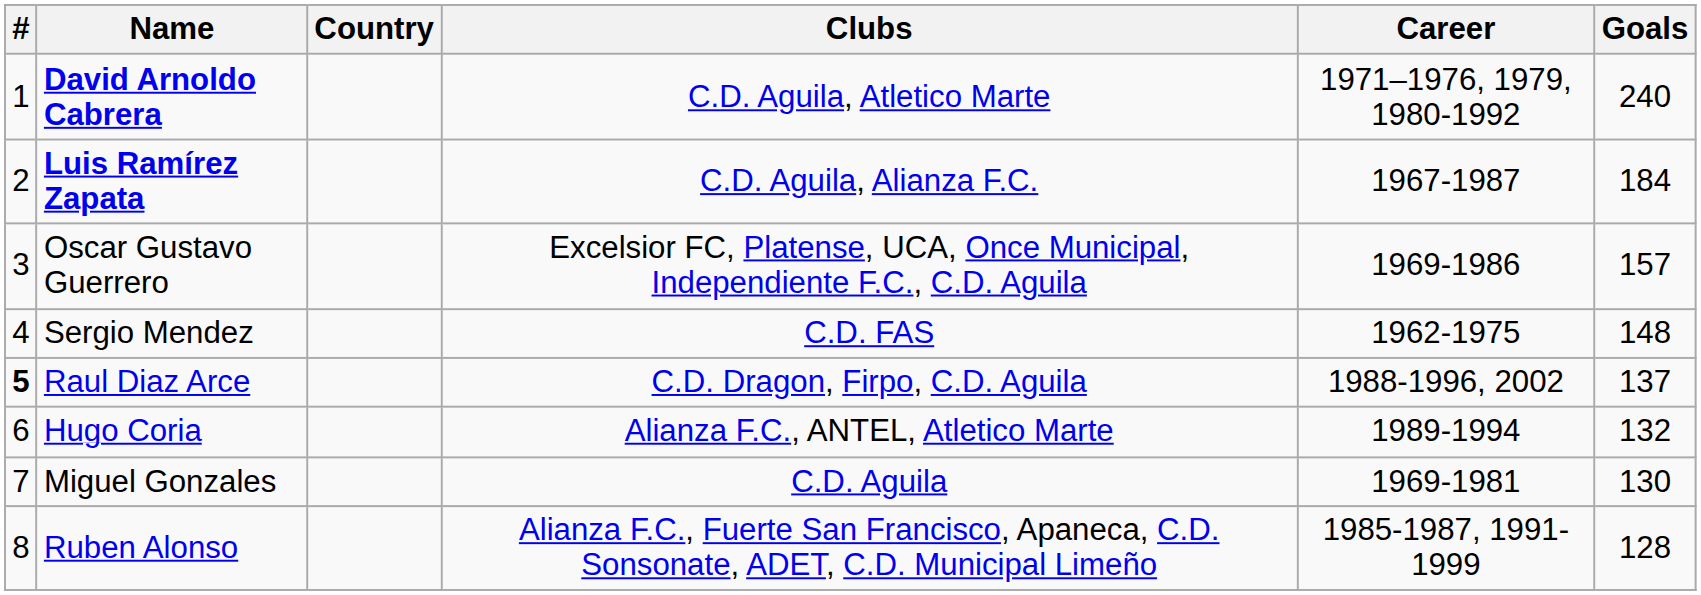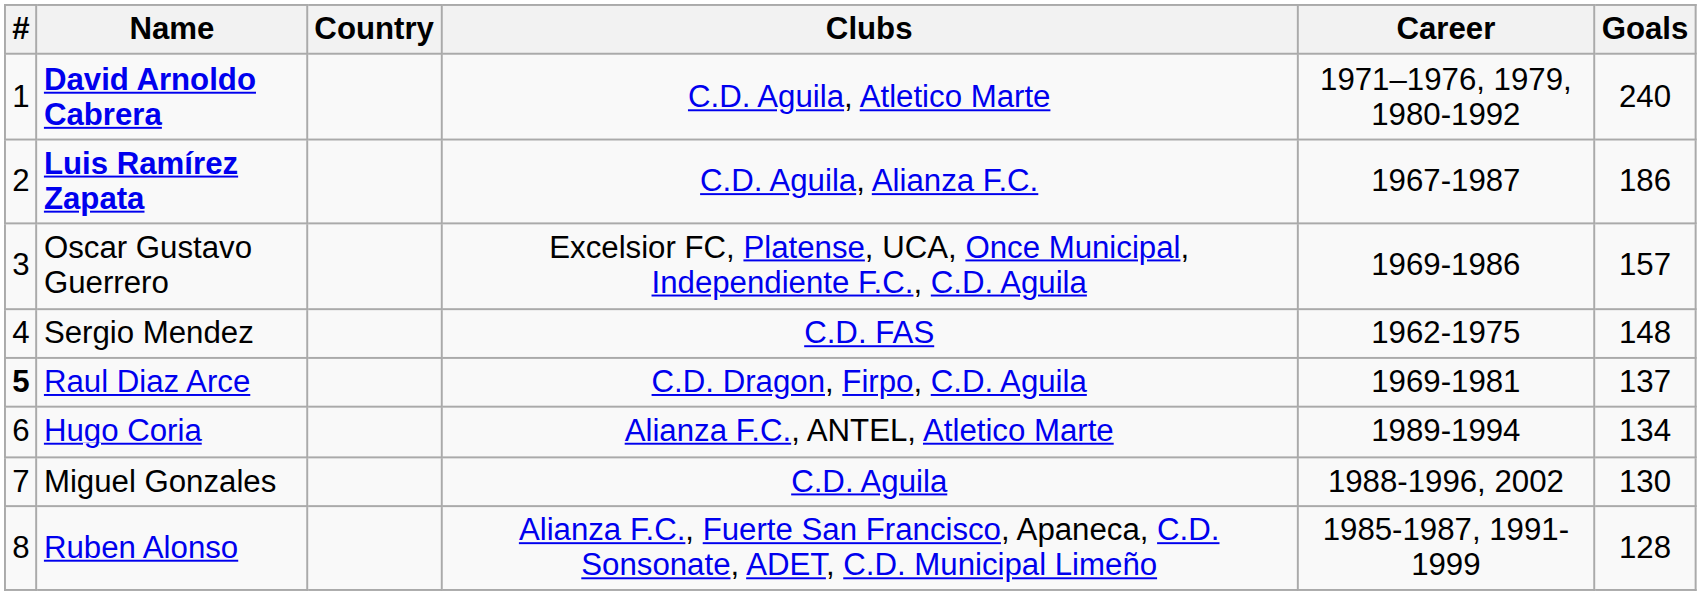(1645, 180) 184 -> (1645, 180) 186
(1446, 381) 1988-1996, 2002 -> (1446, 381) 1969-1981
(1645, 431) 132 -> (1645, 431) 134
(1446, 480) 1969-1981 -> (1446, 480) 1988-1996, 2002
